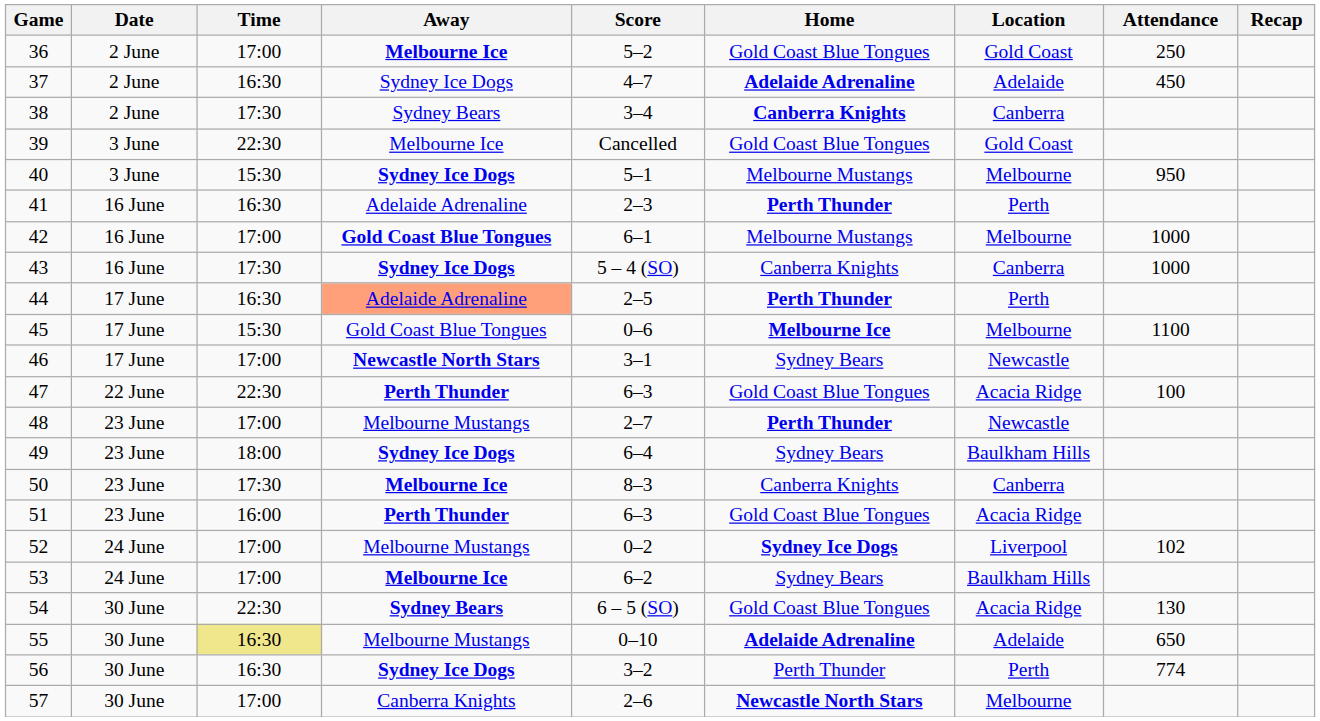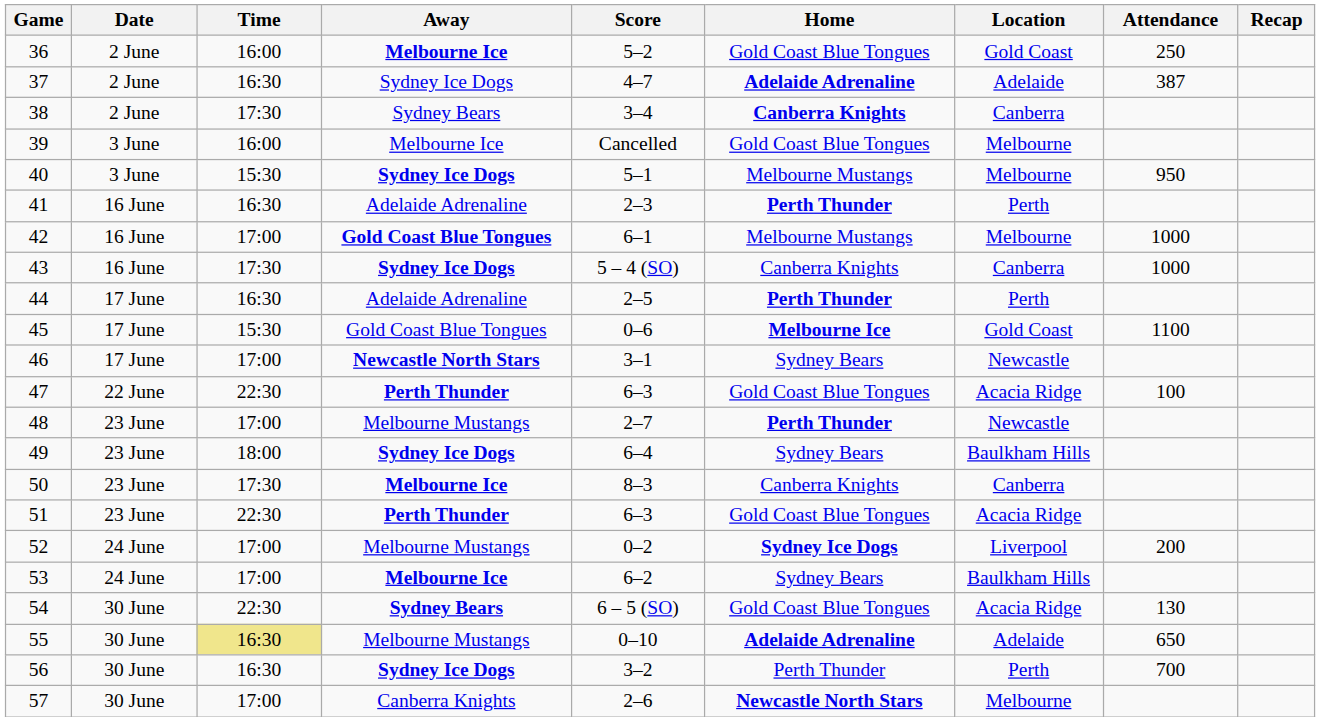(259, 50) 17:00 -> (259, 50) 16:00
(1171, 81) 450 -> (1171, 81) 387
(259, 143) 22:30 -> (259, 143) 16:00
(1029, 143) Gold Coast -> (1029, 143) Melbourne
(446, 298) lightsalmon background -> (446, 298) no background
(1029, 329) Melbourne -> (1029, 329) Gold Coast
(259, 515) 16:00 -> (259, 515) 22:30
(1171, 546) 102 -> (1171, 546) 200
(1171, 670) 774 -> (1171, 670) 700
